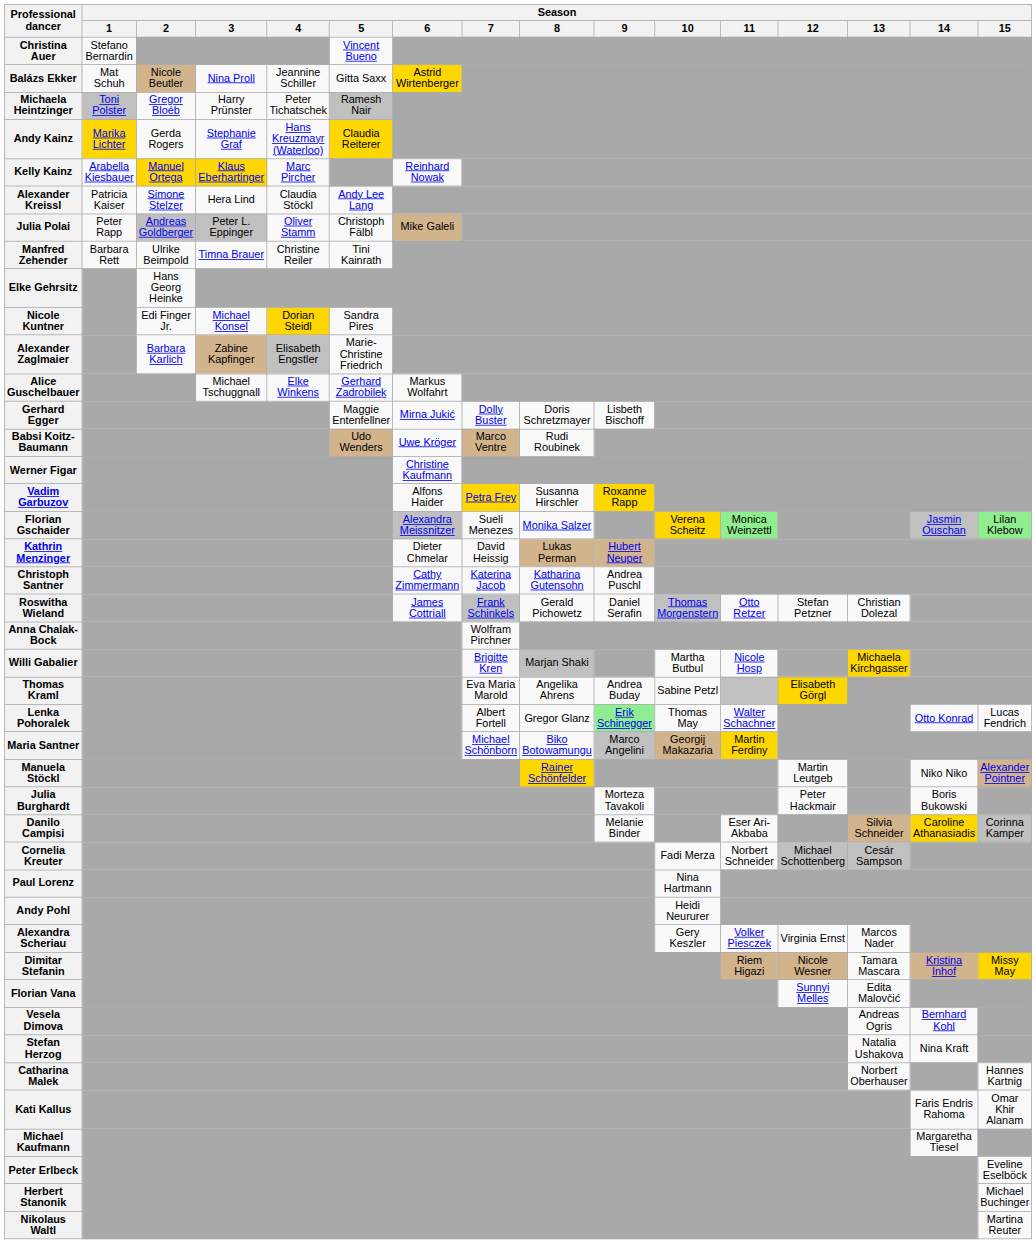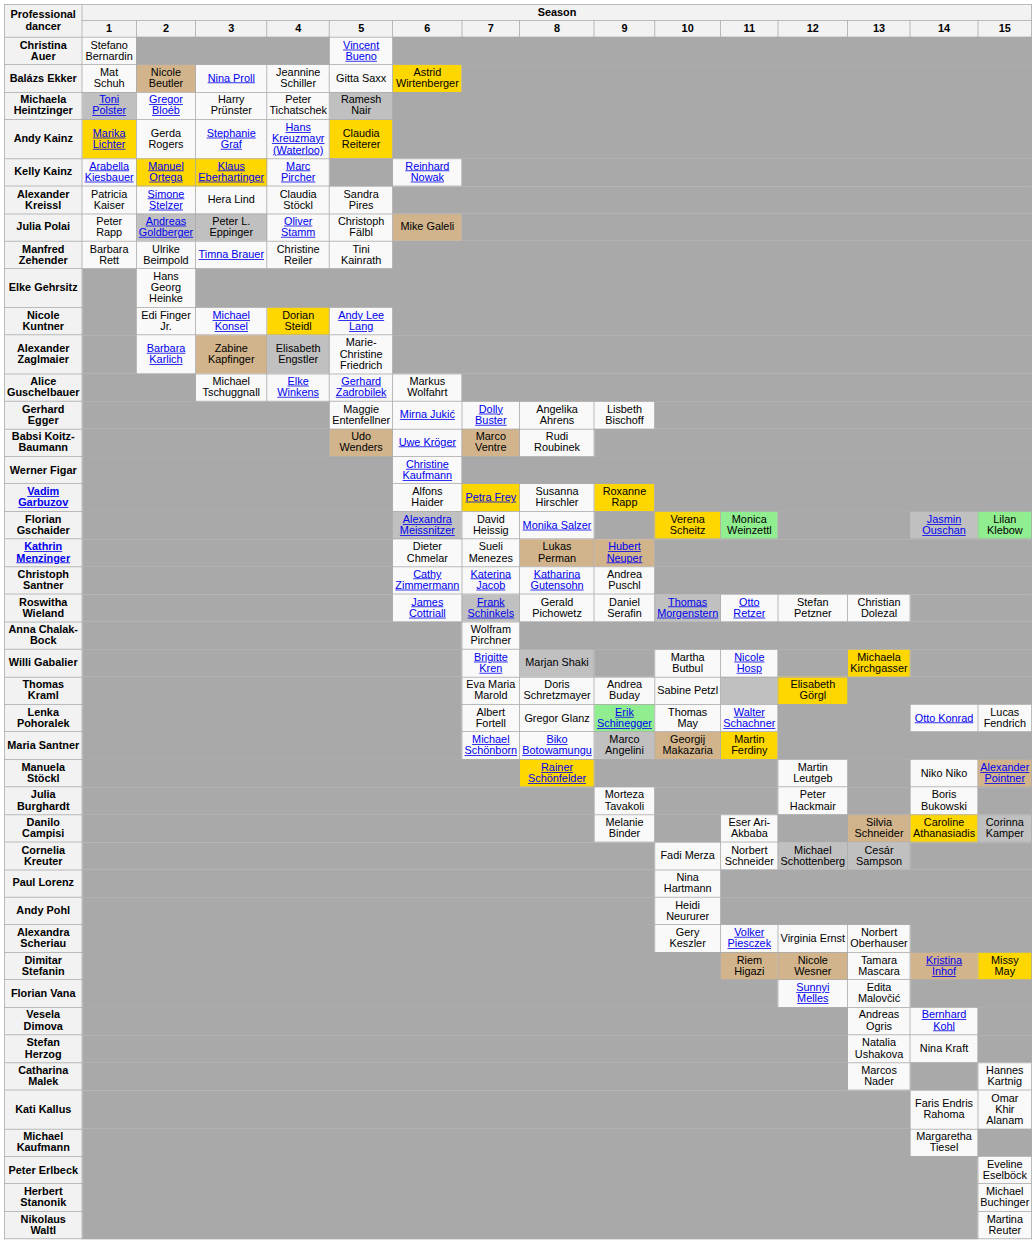(361, 199) Andy Lee Lang -> (361, 199) Sandra Pires
(361, 320) Sandra Pires -> (361, 320) Andy Lee Lang
(557, 414) Doris Schretzmayer -> (557, 414) Angelika Ahrens
(491, 524) Sueli Menezes -> (491, 524) David Heissig
(491, 552) David Heissig -> (491, 552) Sueli Menezes
(557, 690) Angelika Ahrens -> (557, 690) Doris Schretzmayer
(879, 938) Marcos Nader -> (879, 938) Norbert Oberhauser
(879, 1075) Norbert Oberhauser -> (879, 1075) Marcos Nader
